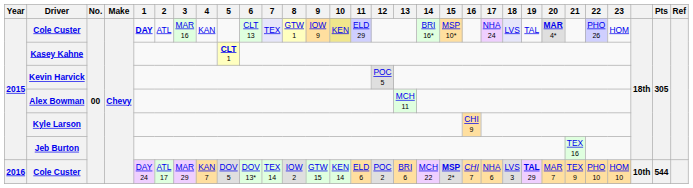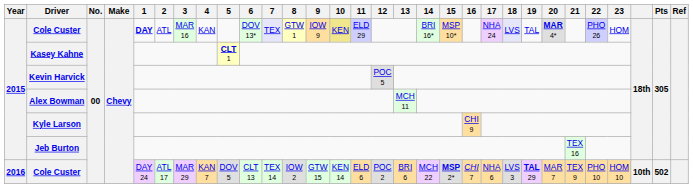(251, 30) CLT 13 -> (251, 30) DOV 13*
(251, 172) DOV 13* -> (251, 172) CLT 13
(661, 172) 544 -> (661, 172) 502
